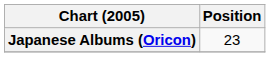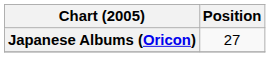(232, 39) 23 -> (232, 39) 27
